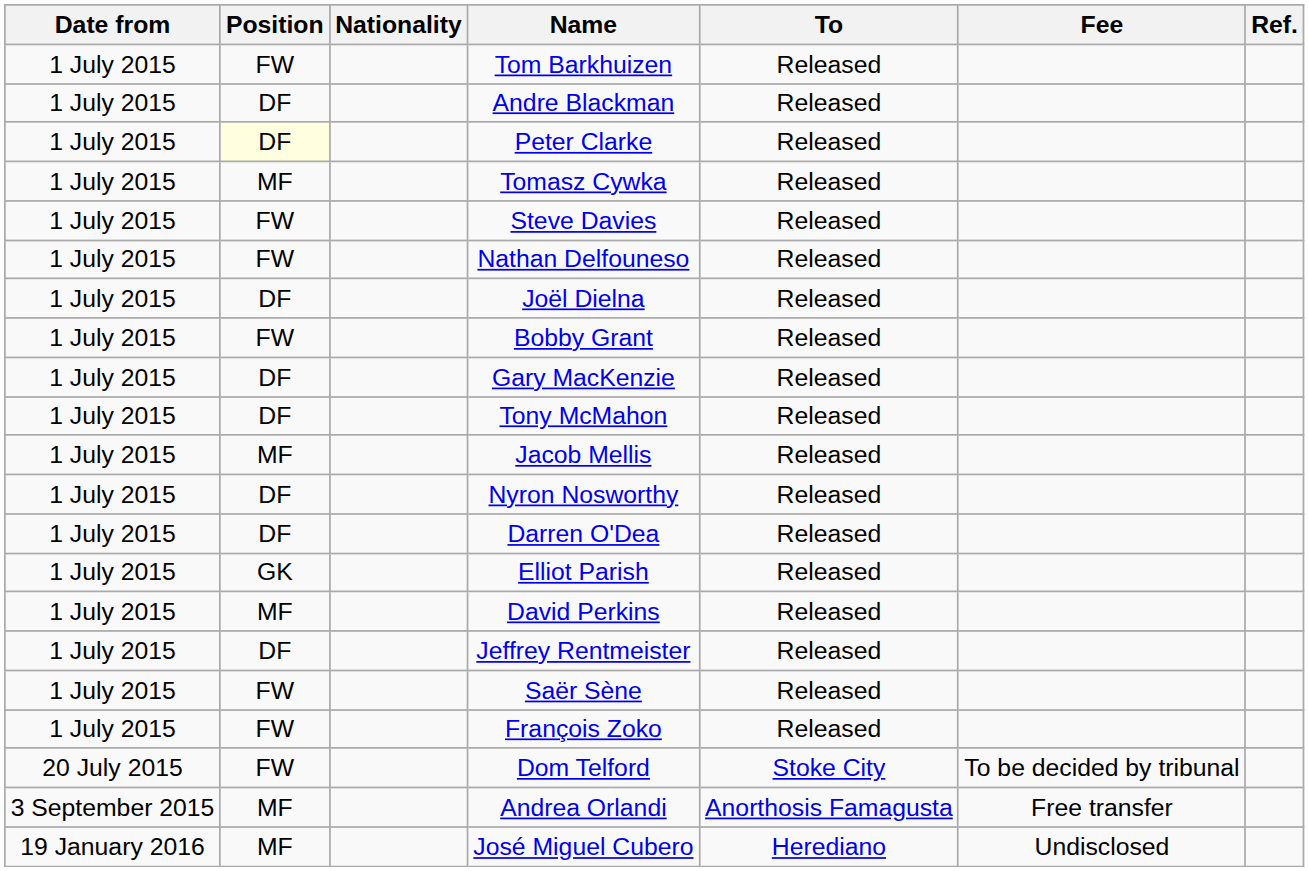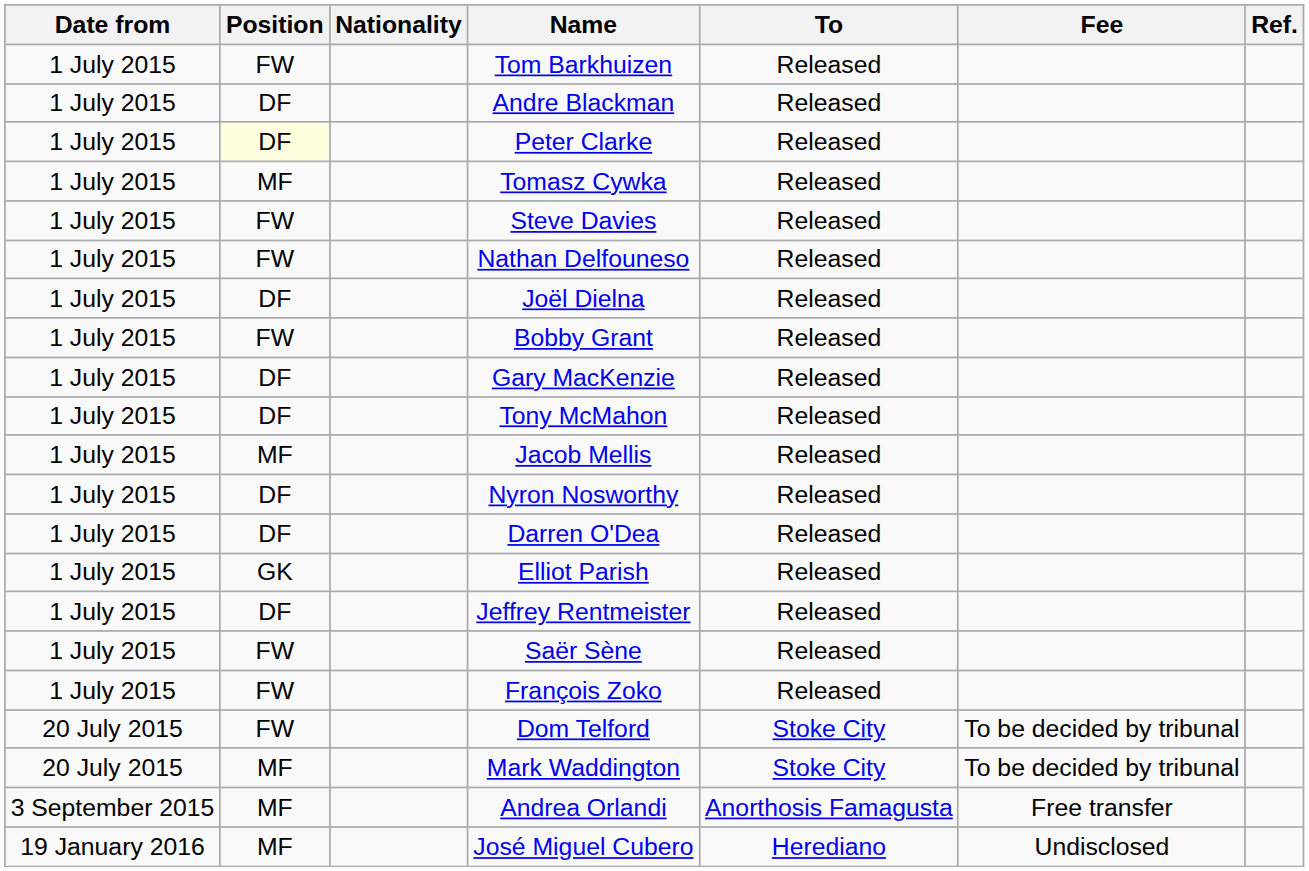- row: (583, 612)
+ row: (583, 768)
